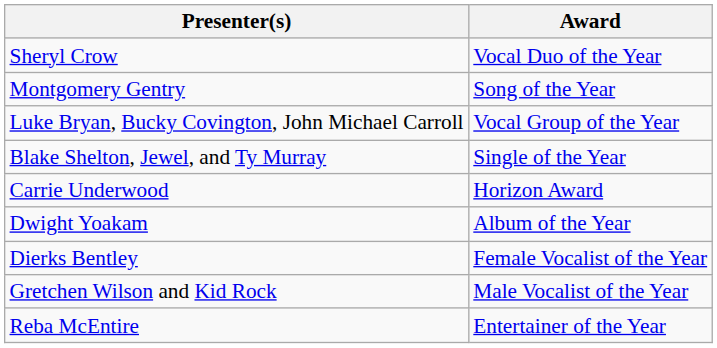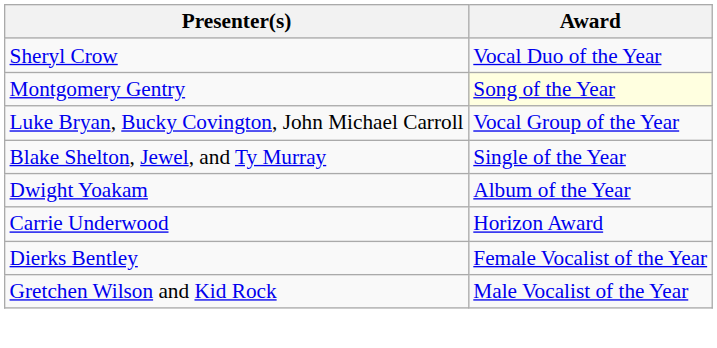(544, 88) no background -> (544, 88) lightyellow background
rows swapped: (79, 223) <-> (89, 190)
- row: (74, 325)
